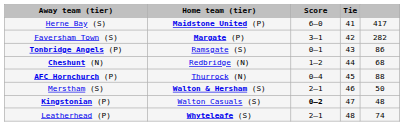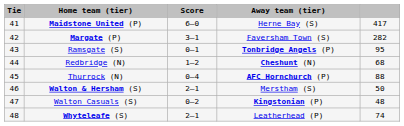columns swapped: (350, 11) <-> (76, 11)
(380, 49) 86 -> (380, 49) 95
(316, 101) bold -> (192, 101) normal
